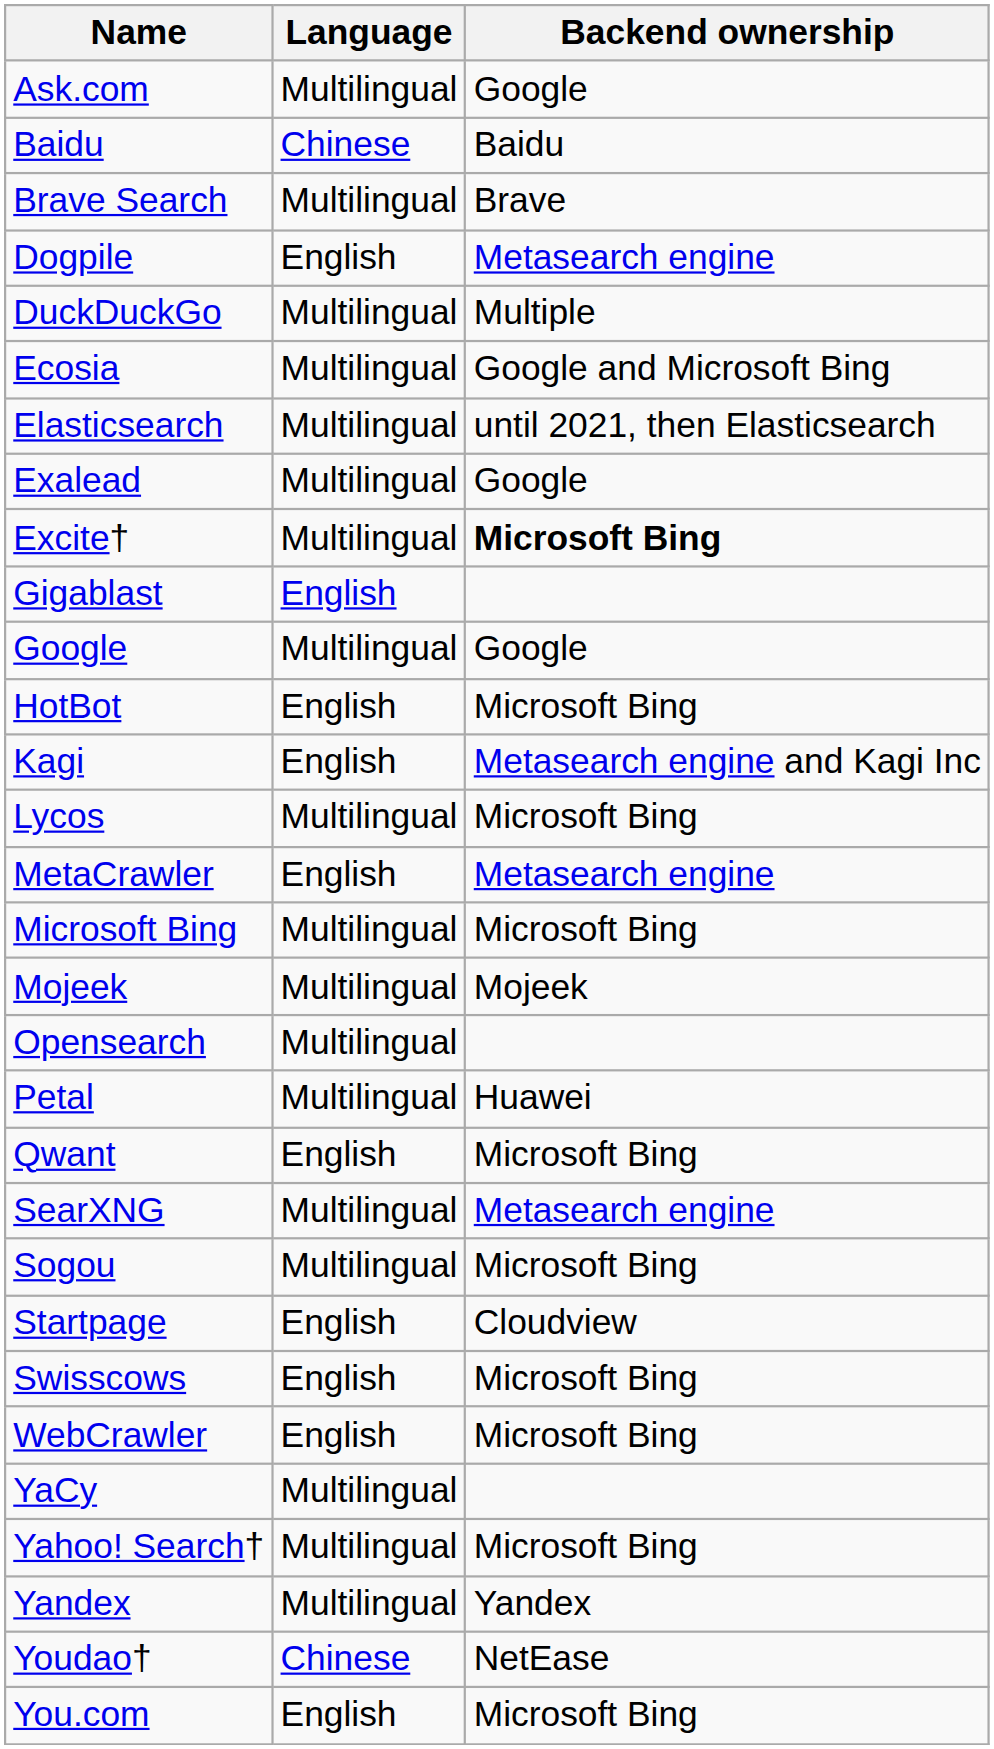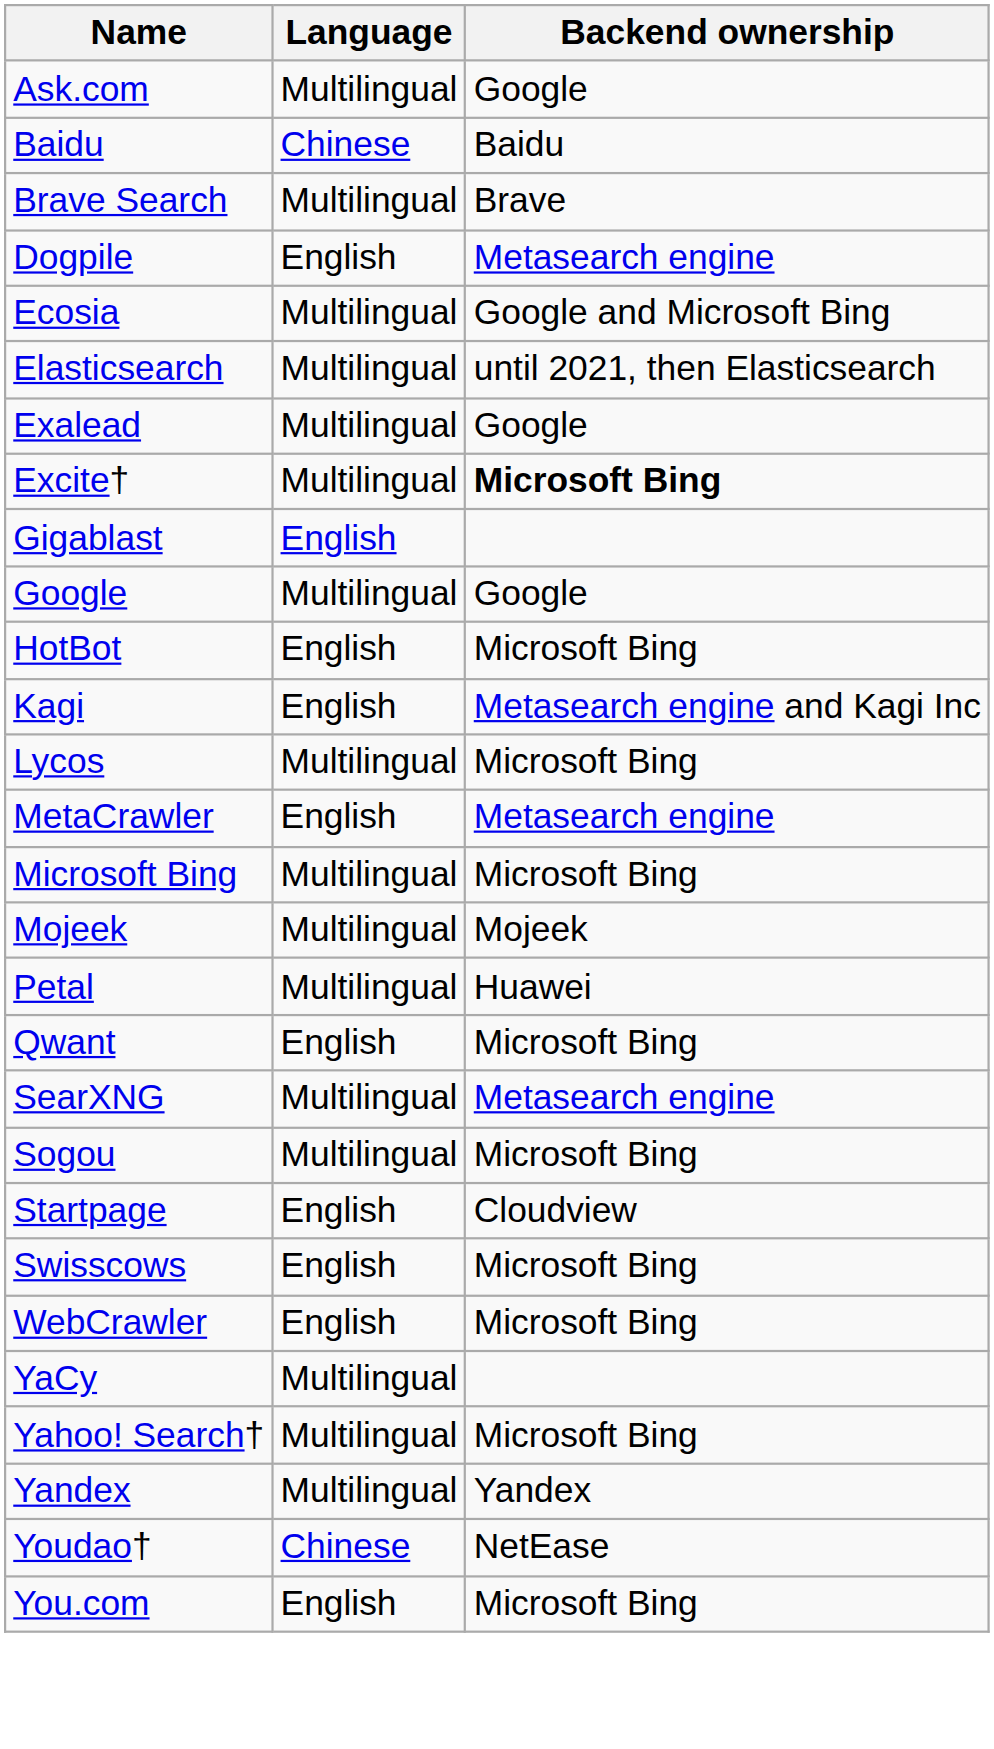- row: (117, 312)
- row: (110, 1041)
